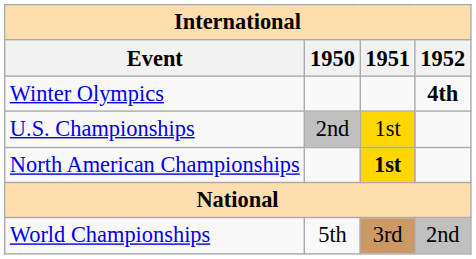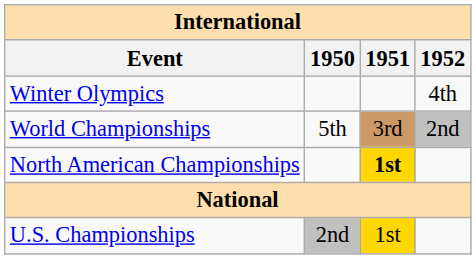(443, 93) bold -> (443, 93) normal
rows swapped: (110, 235) <-> (102, 128)
